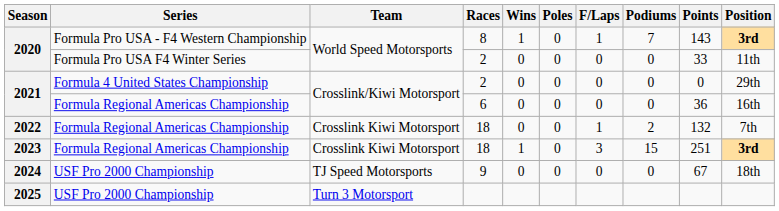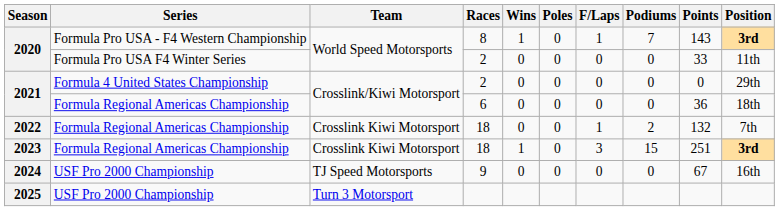(748, 105) 16th -> (748, 105) 18th
(748, 172) 18th -> (748, 172) 16th
